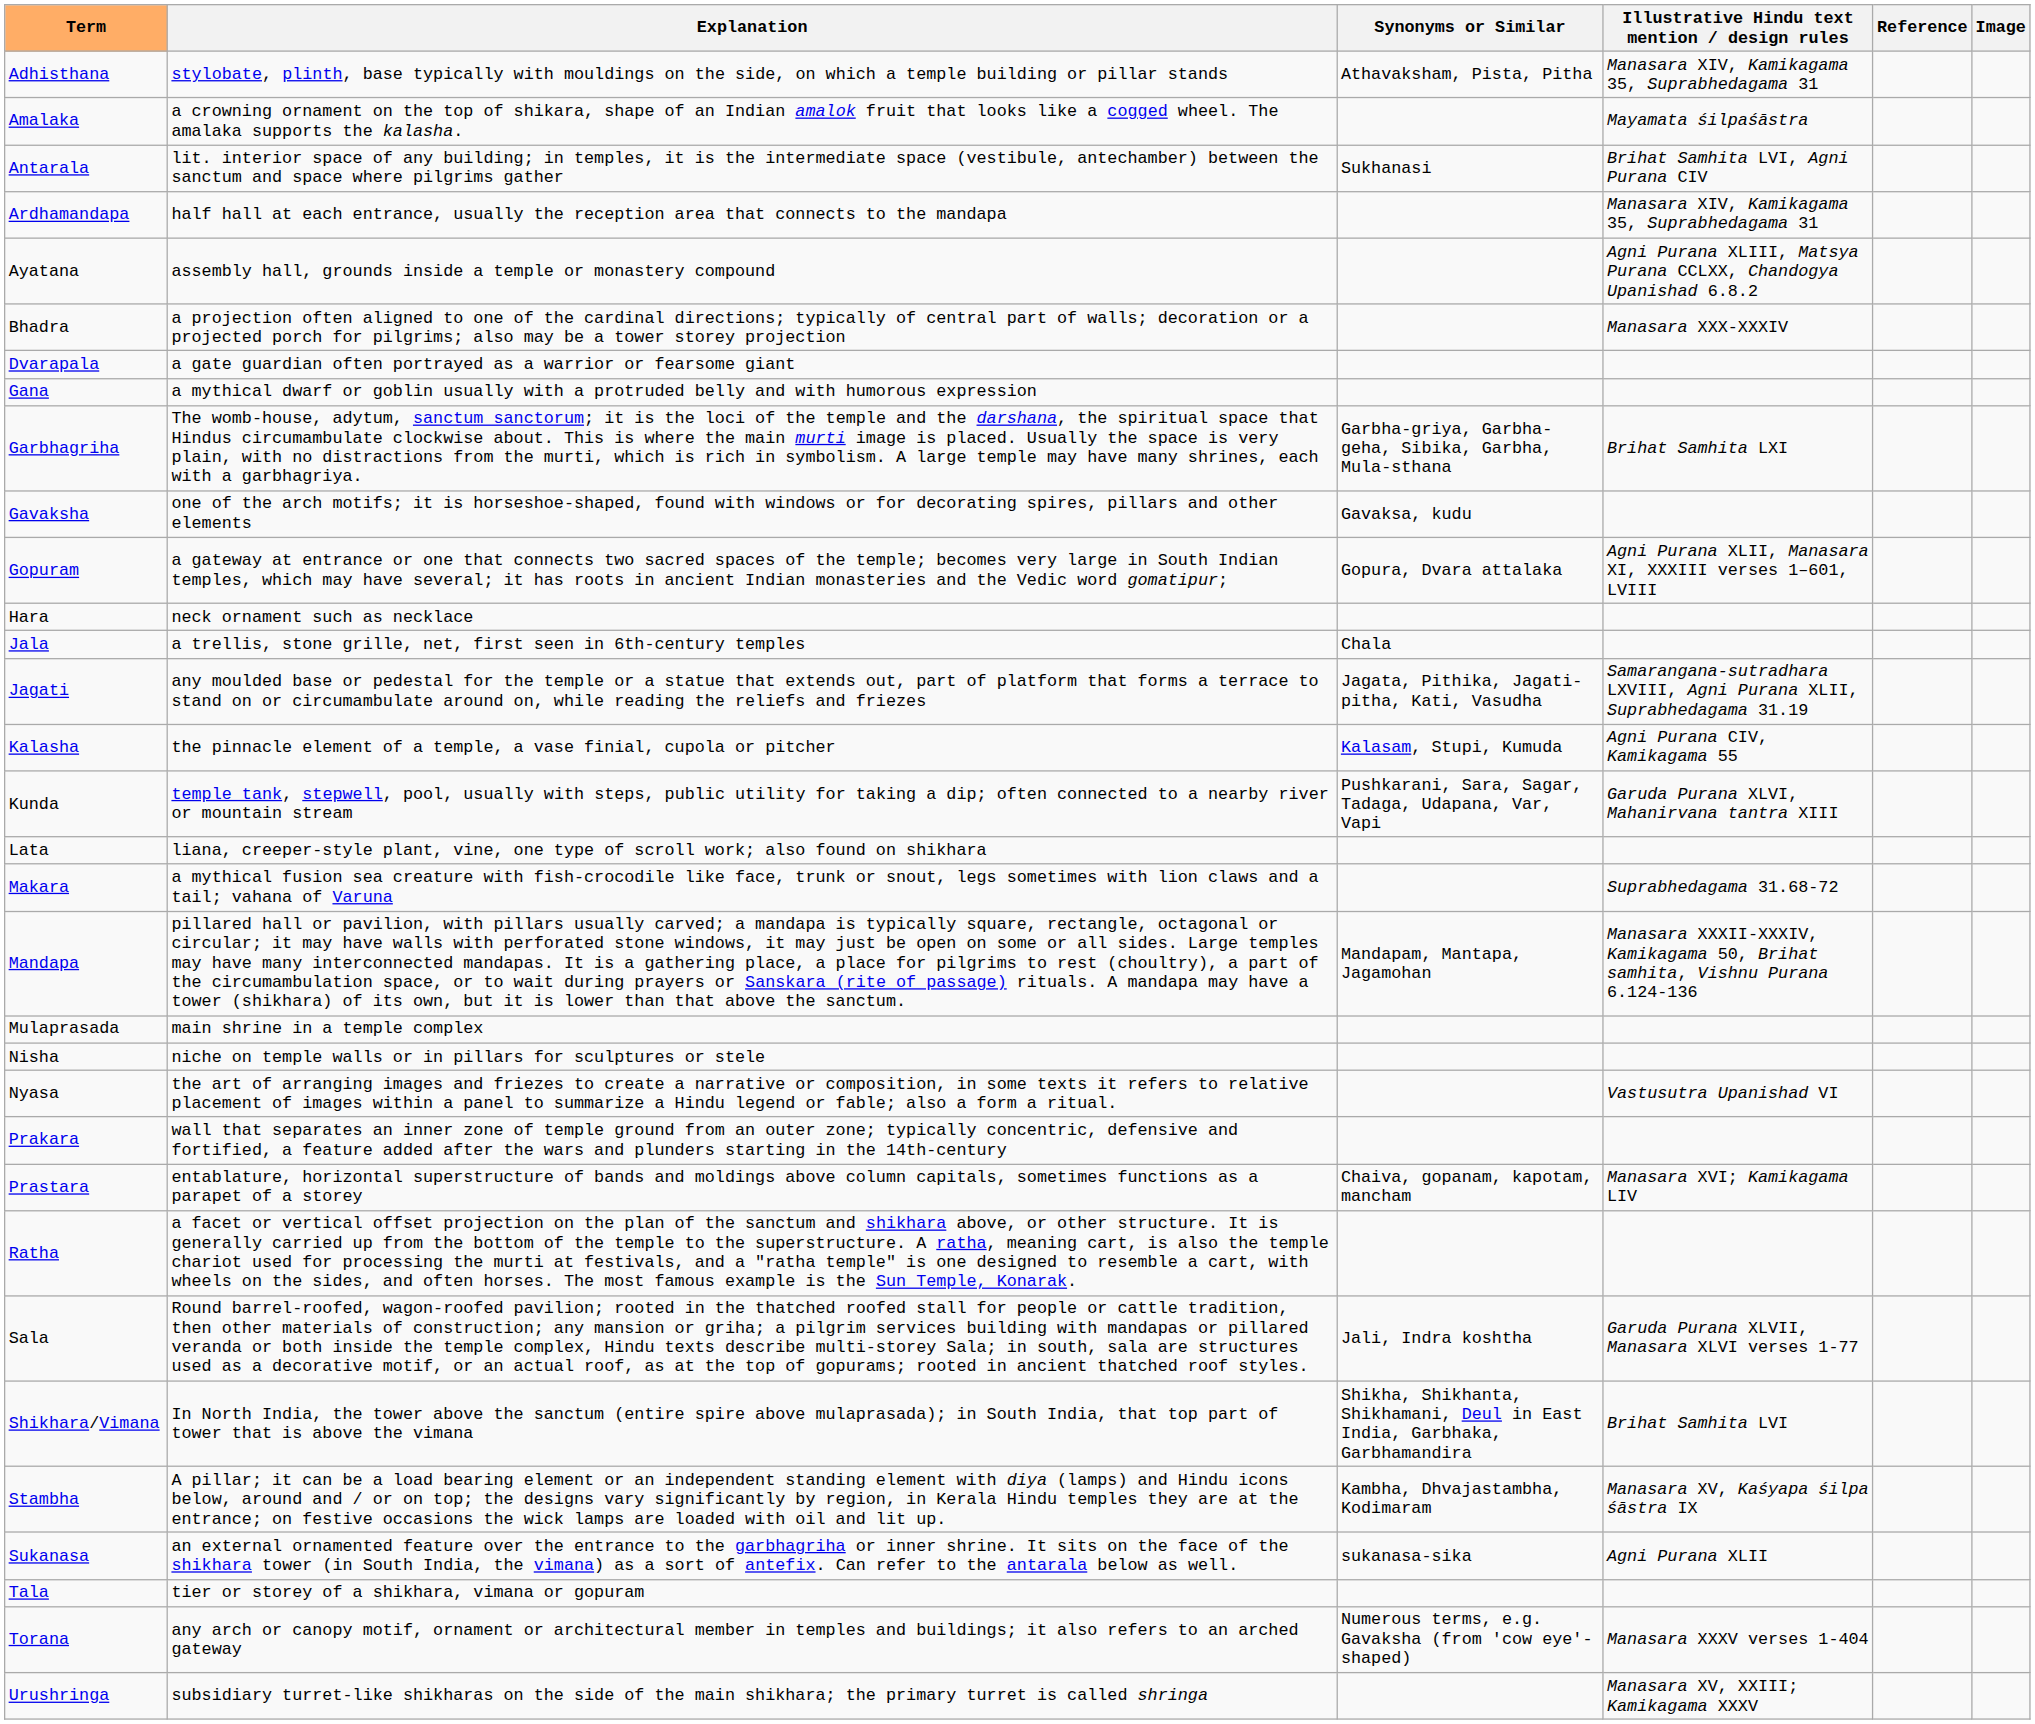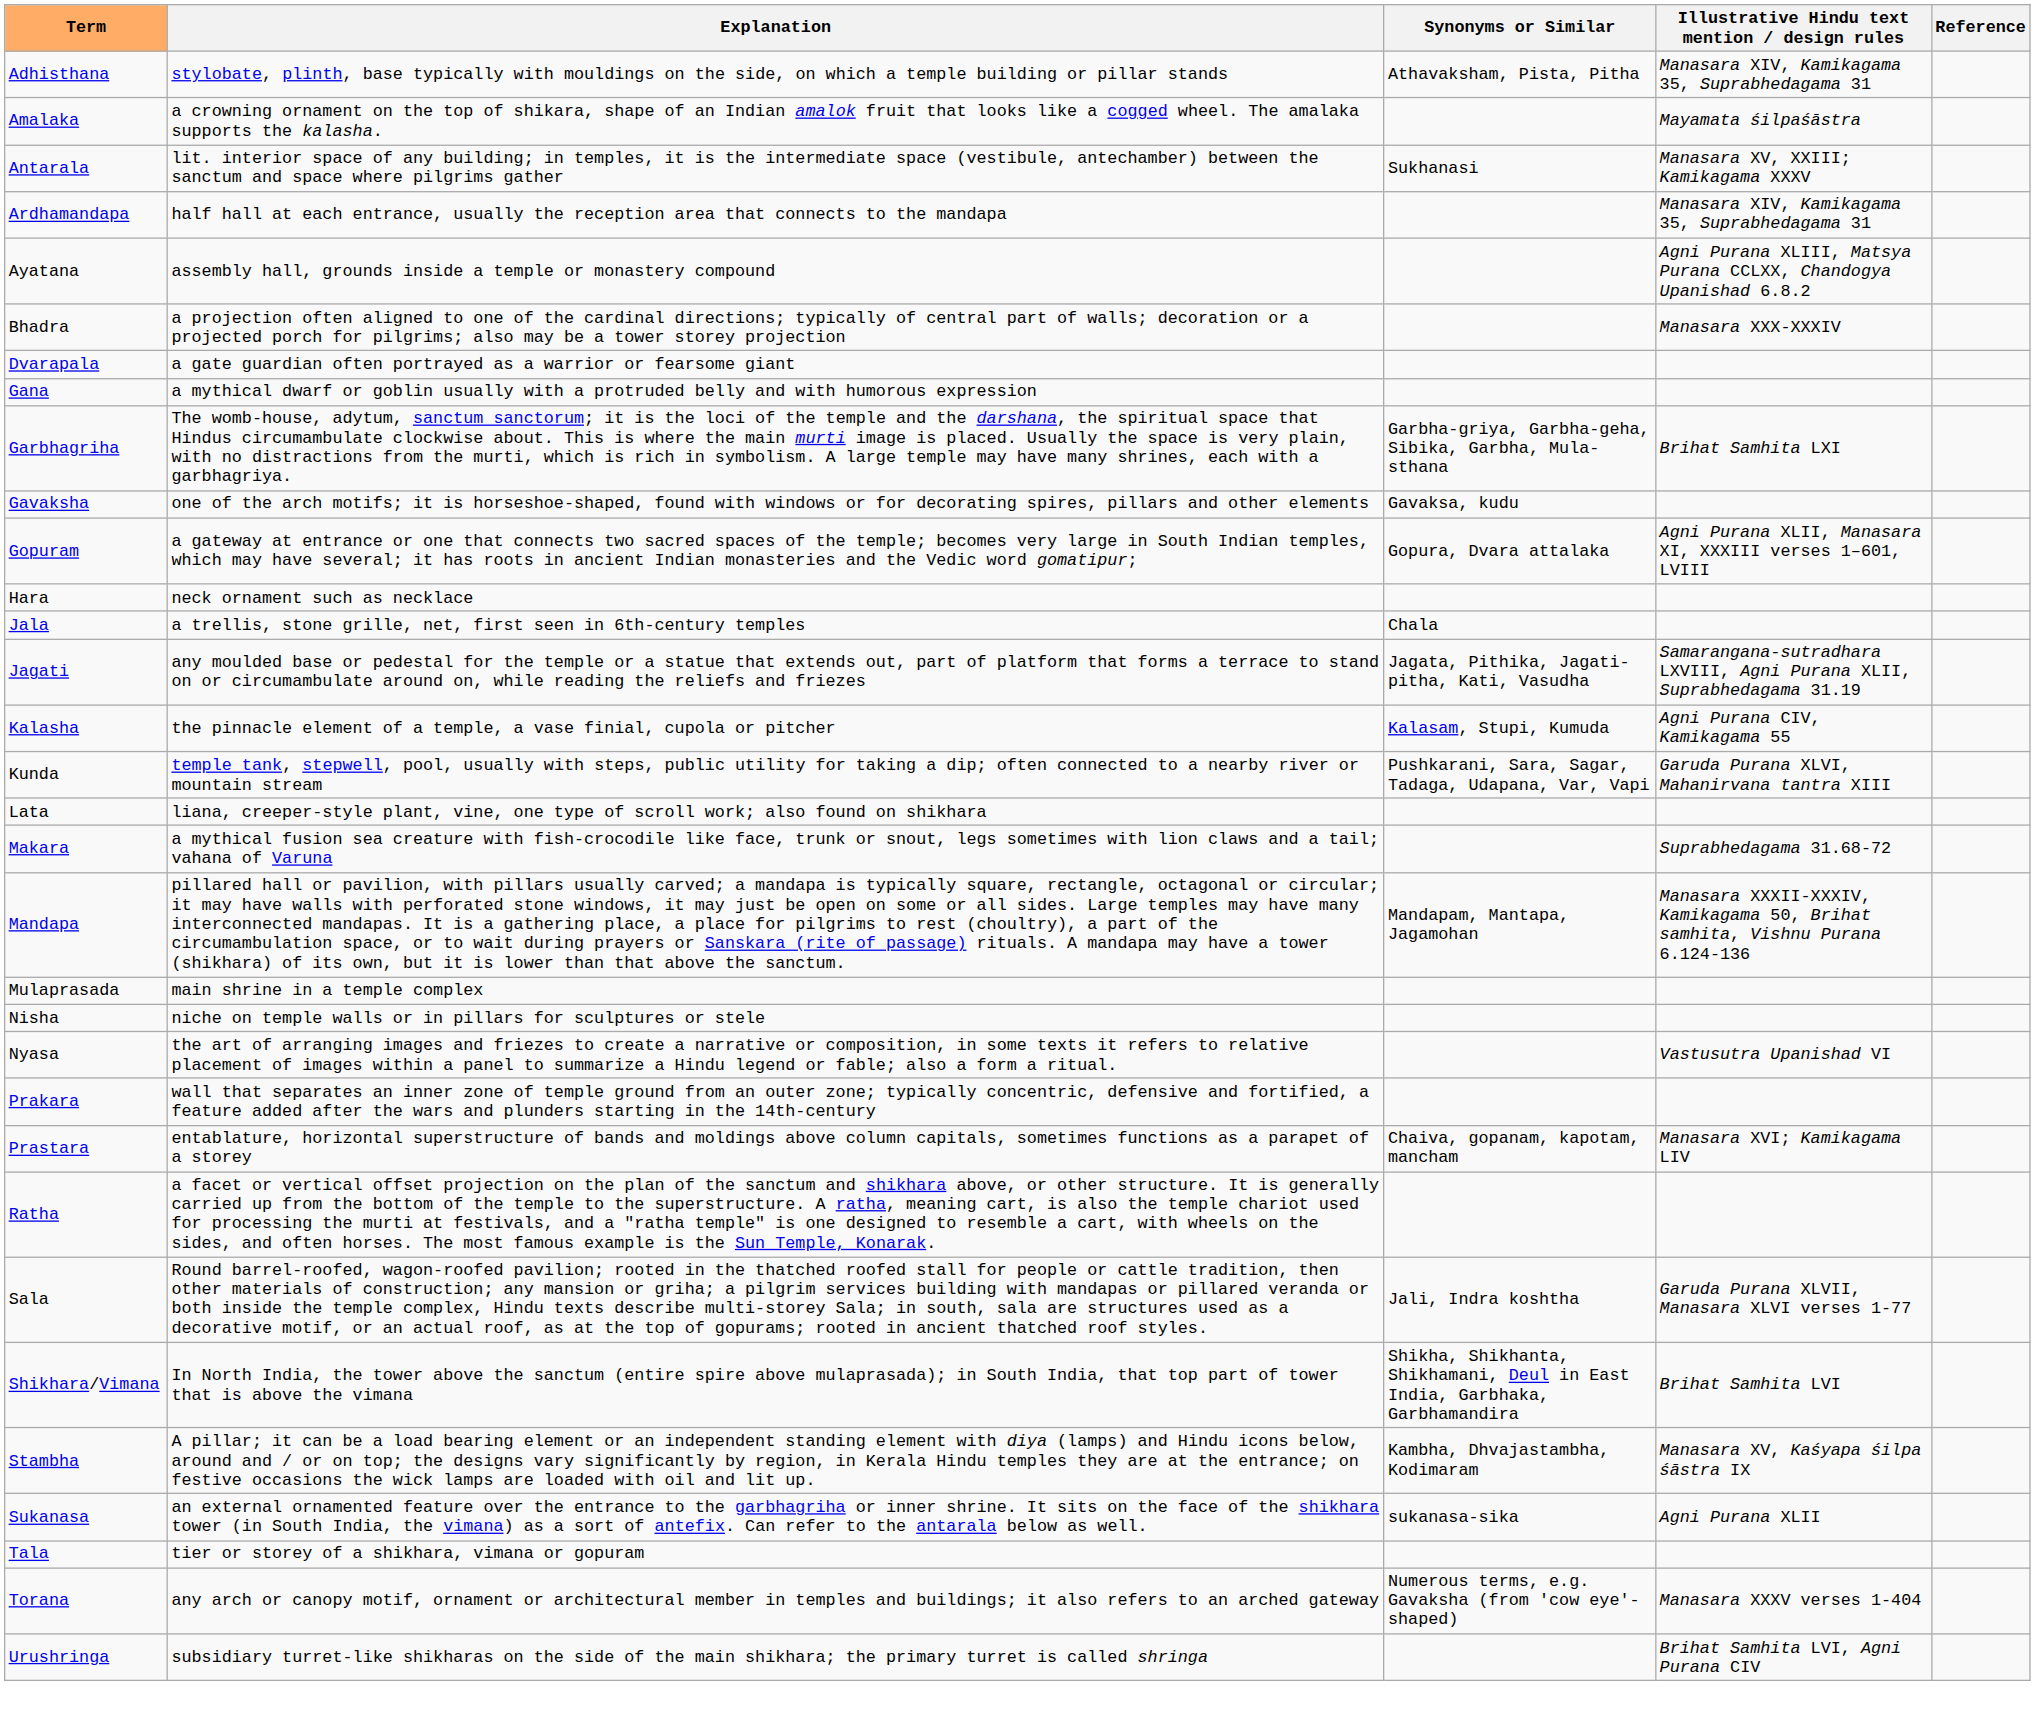- column: (2001, 28)
(1728, 168) Brihat Samhita LVI, Agni Purana CIV -> (1755, 168) Manasara XV, XXIII; Kamikagama XXXV
(1703, 1696) Manasara XV, XXIII; Kamikagama XXXV -> (1780, 1657) Brihat Samhita LVI, Agni Purana CIV
